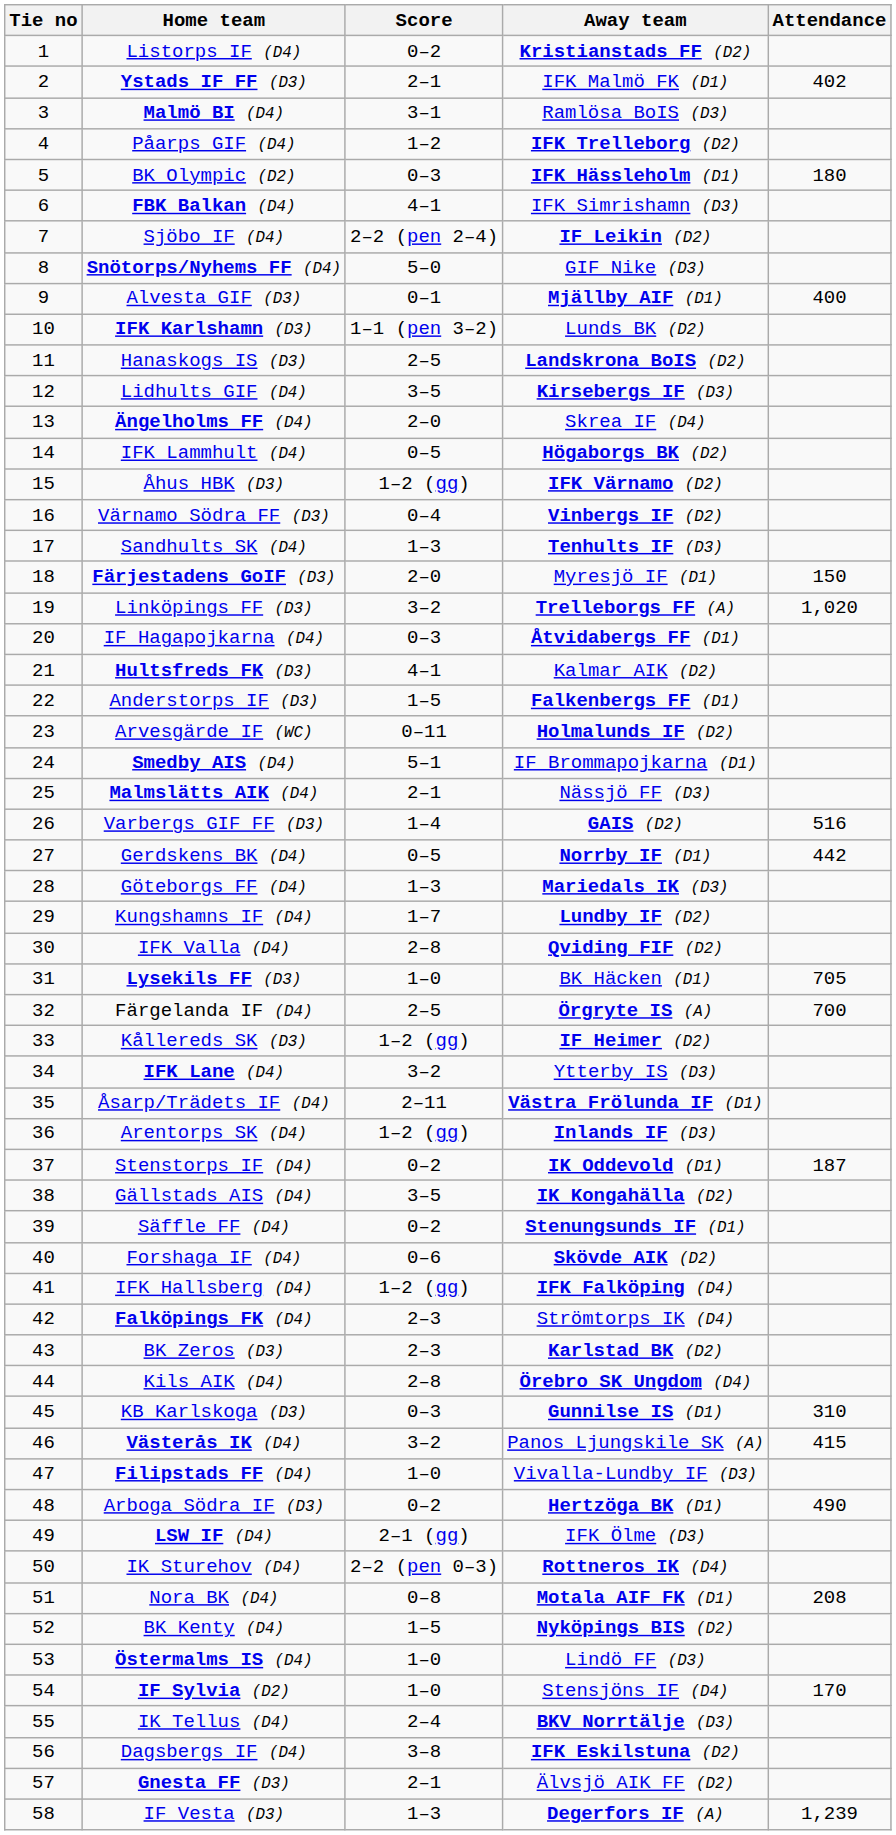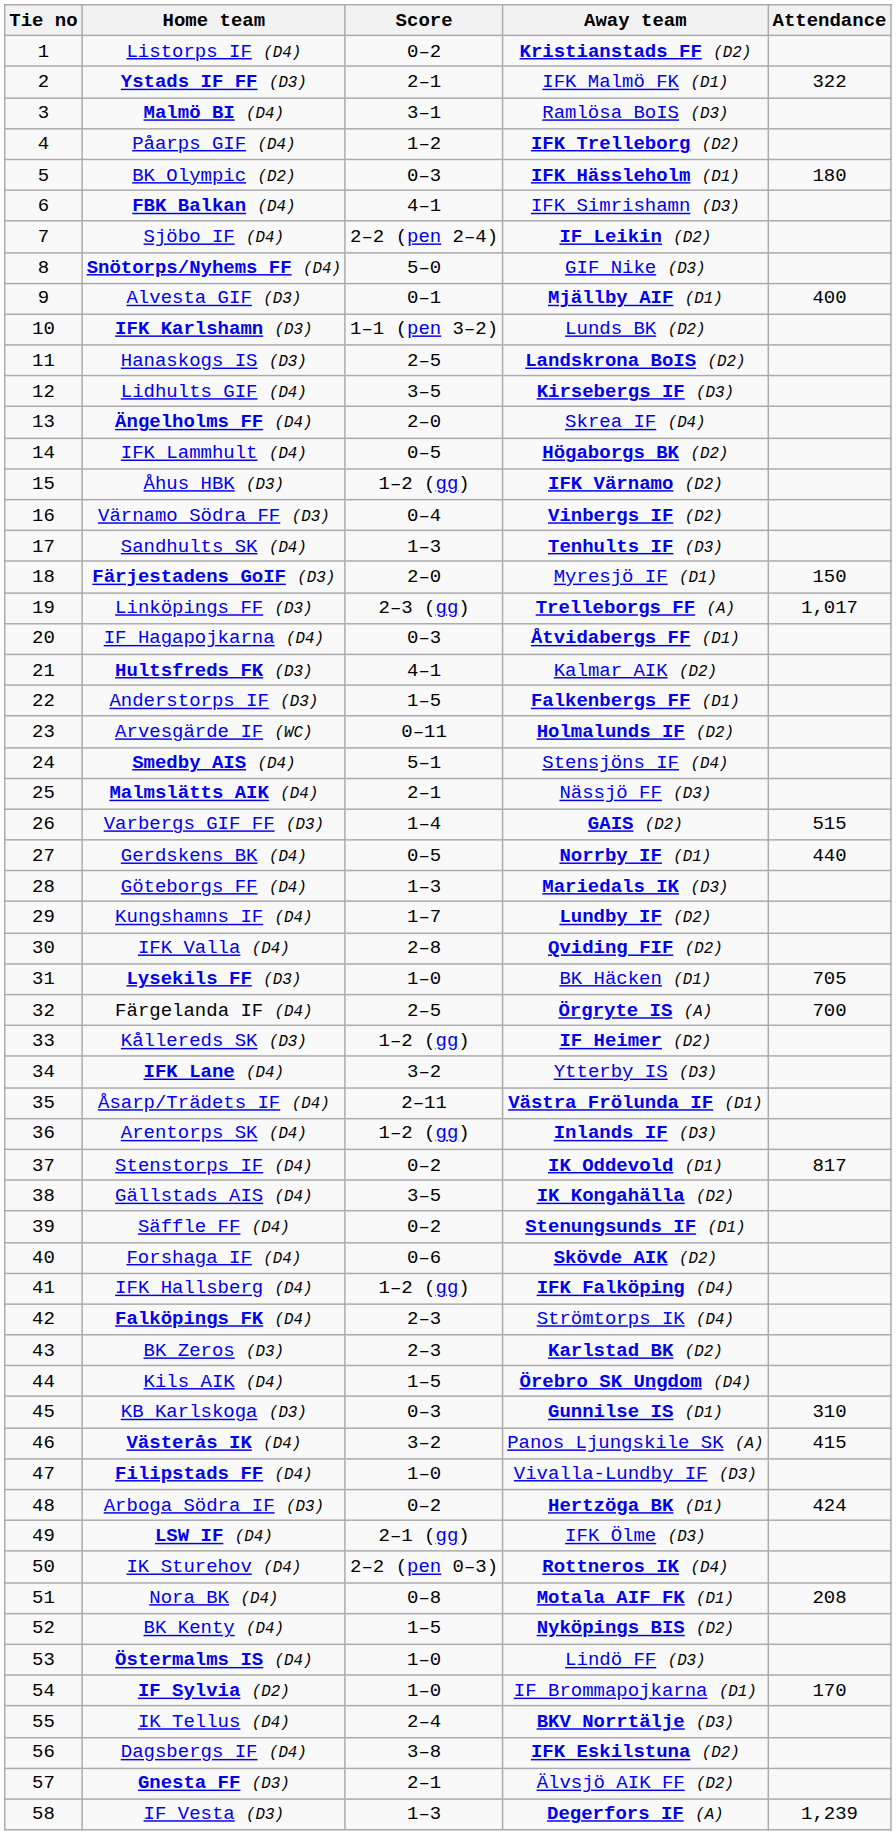(829, 82) 402 -> (829, 82) 322
(424, 608) 3–2 -> (424, 608) 2–3 (gg)
(829, 608) 1,020 -> (829, 608) 1,017
(635, 763) IF Brommapojkarna (D1) -> (635, 763) Stensjöns IF (D4)
(829, 824) 516 -> (829, 824) 515
(829, 855) 442 -> (829, 855) 440
(829, 1165) 187 -> (829, 1165) 817
(424, 1381) 2–8 -> (424, 1381) 1–5
(829, 1505) 490 -> (829, 1505) 424
(635, 1691) Stensjöns IF (D4) -> (635, 1691) IF Brommapojkarna (D1)
